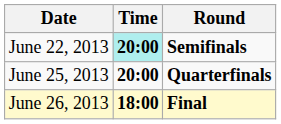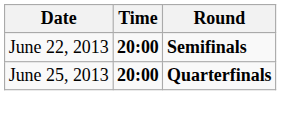(138, 47) paleturquoise background -> (138, 47) no background
- row: (59, 103)
